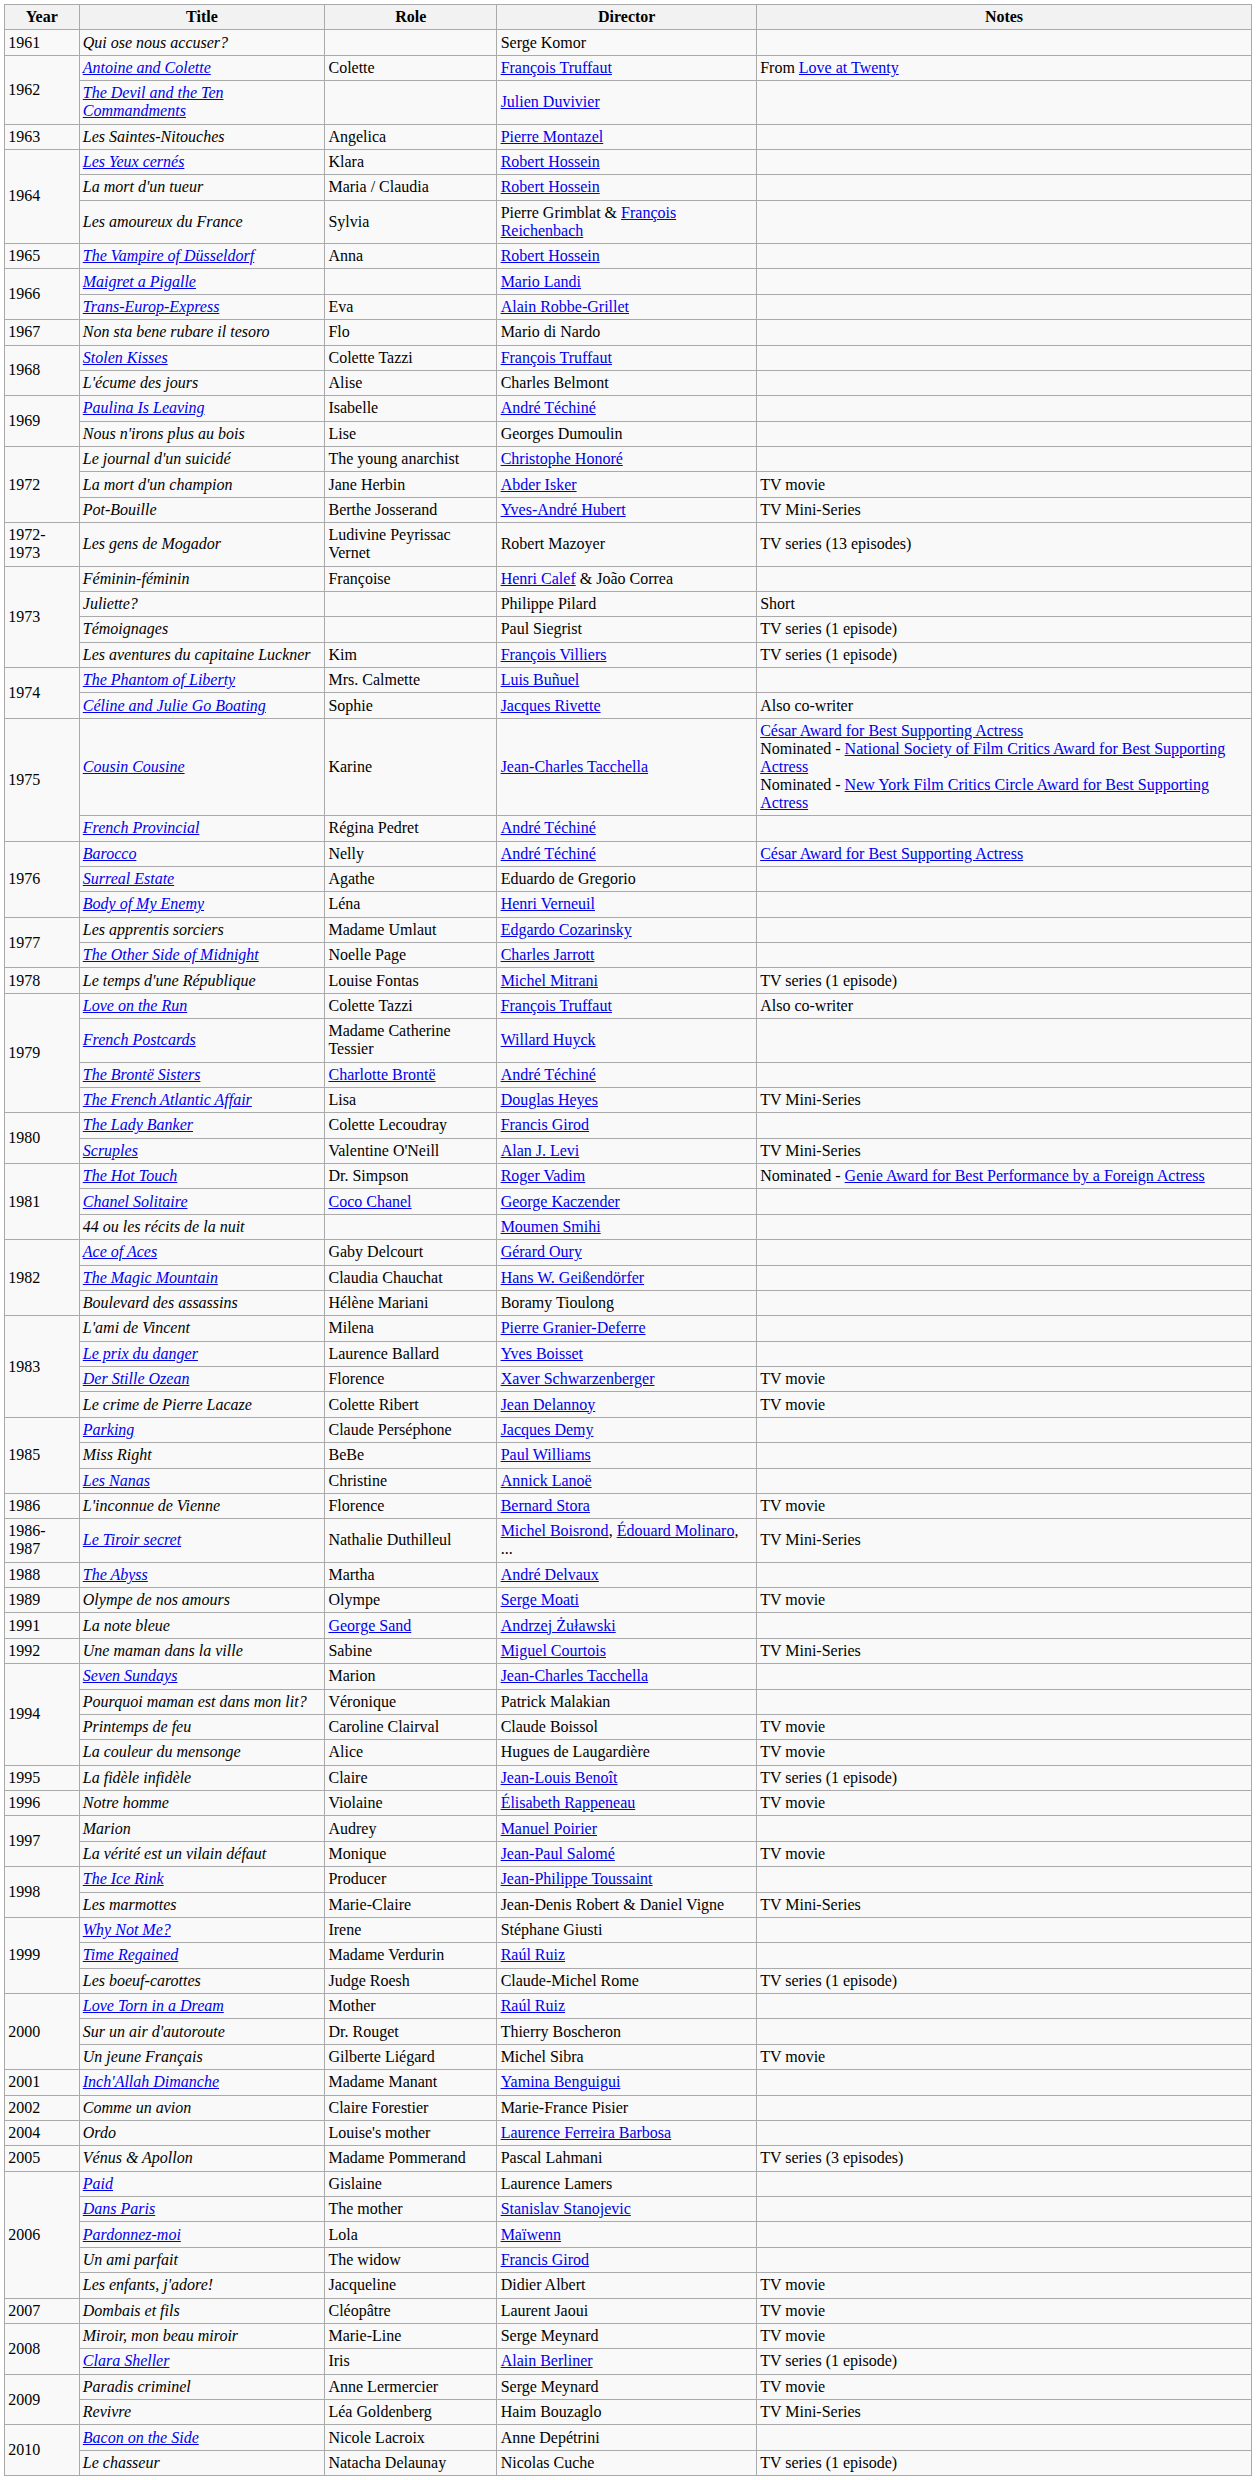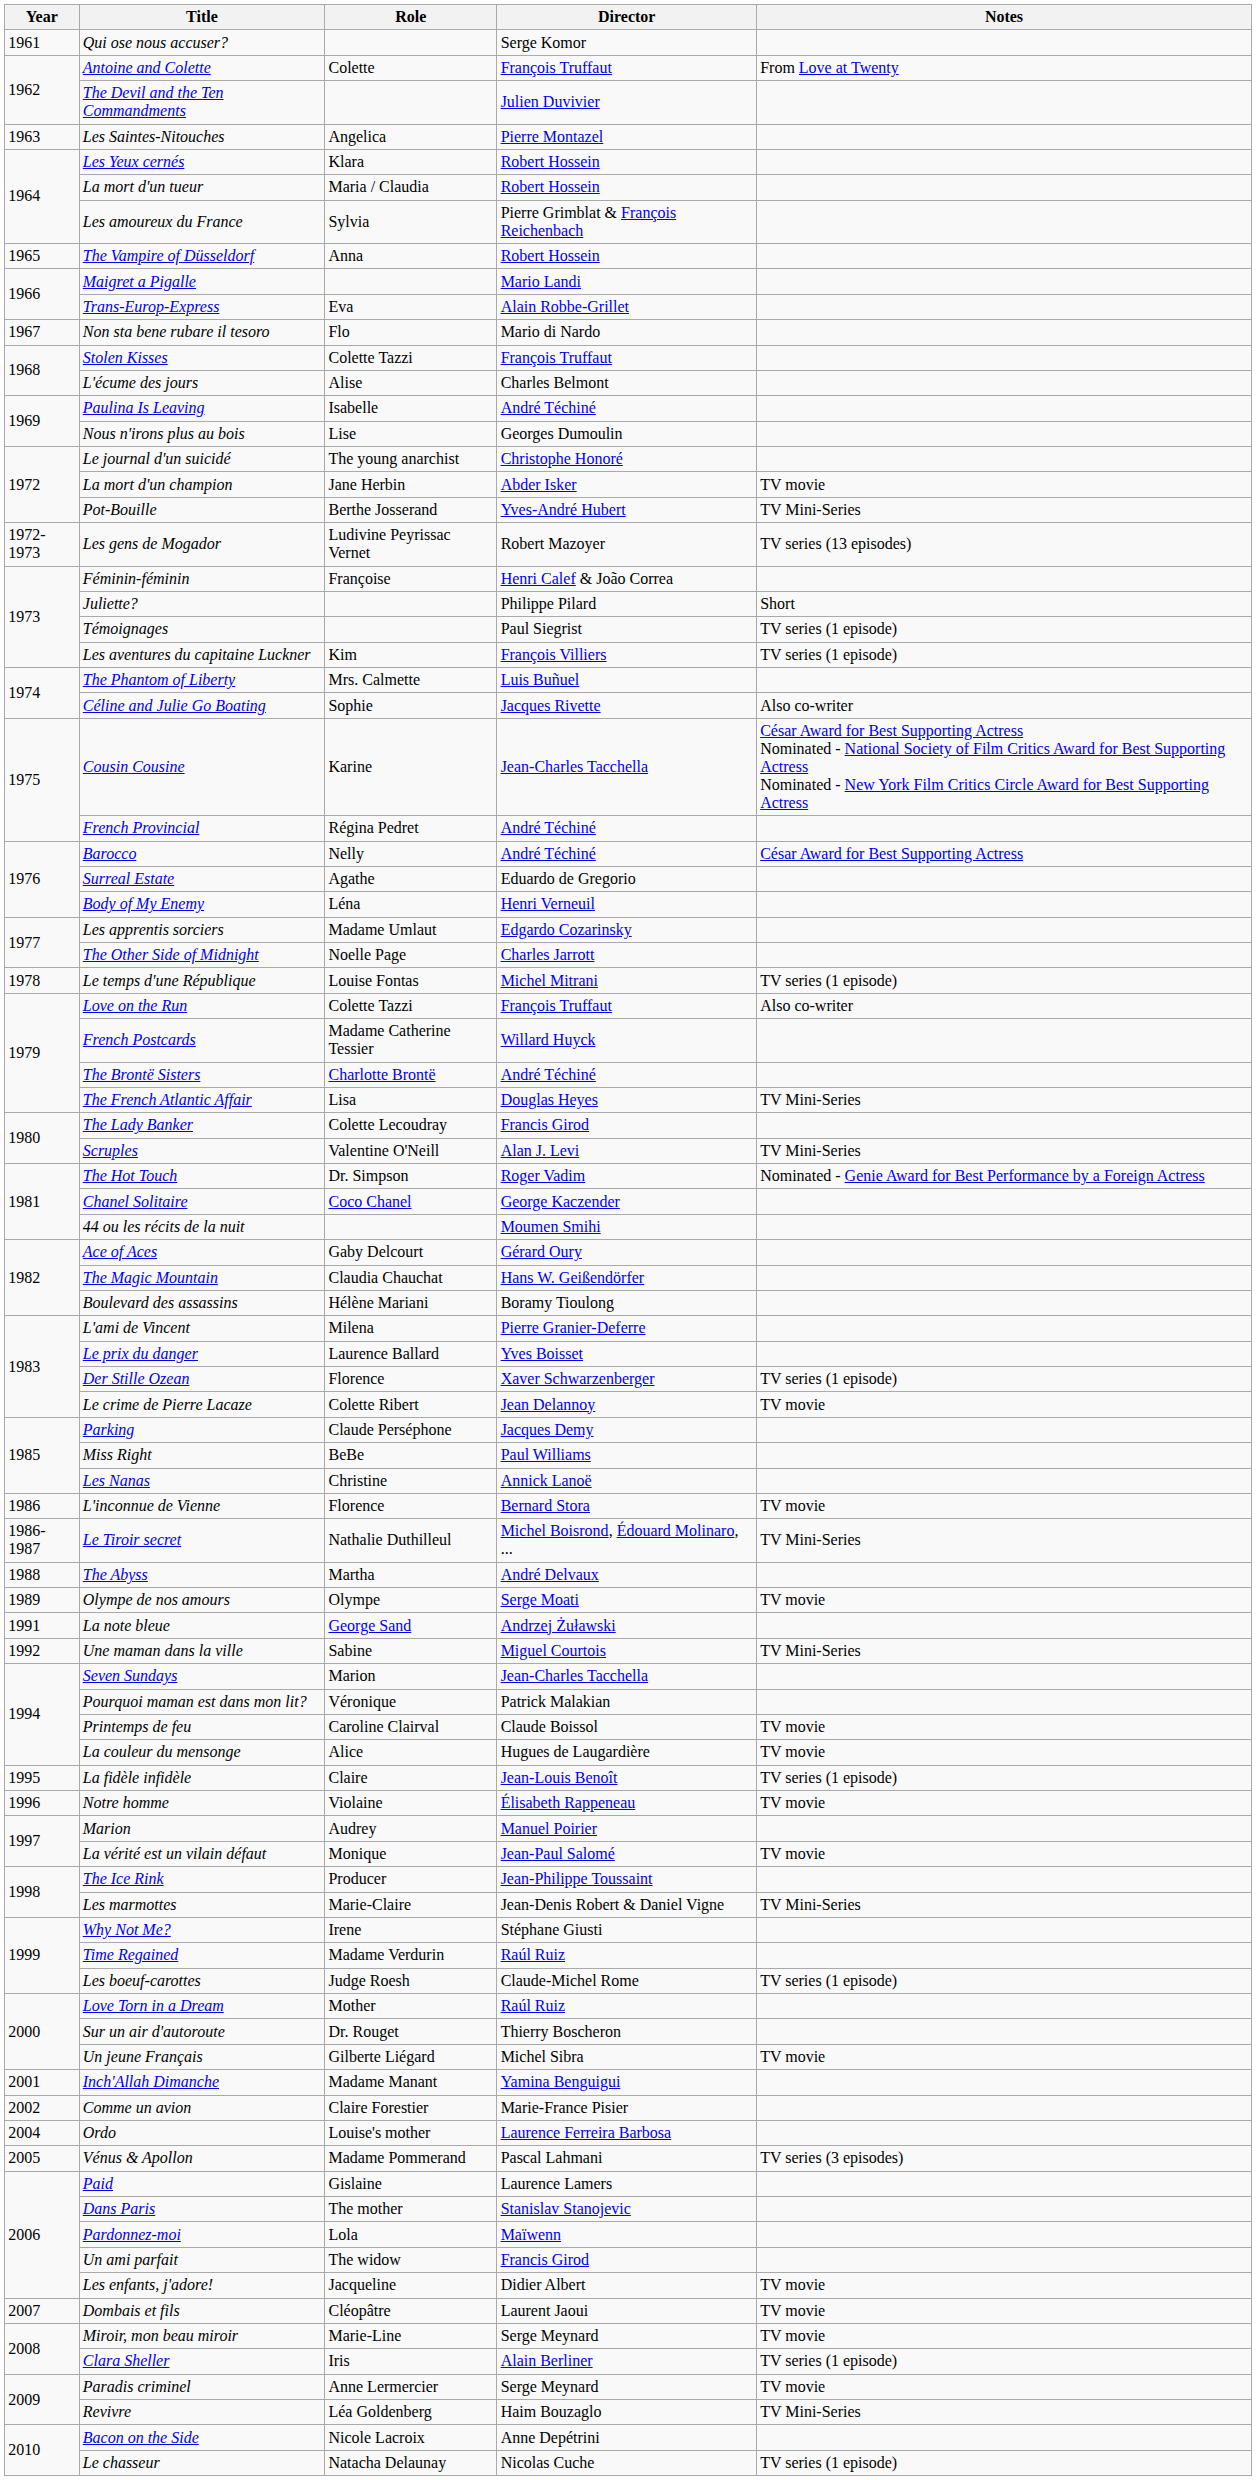(793, 1379) TV movie -> (829, 1379) TV series (1 episode)
